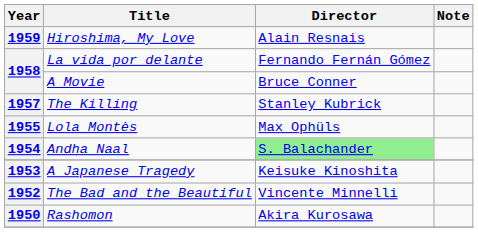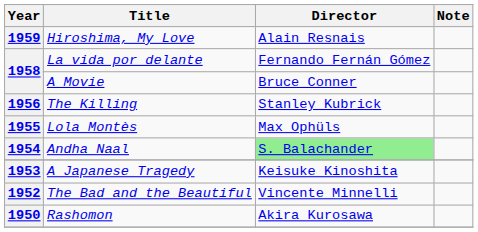(24, 105) 1957 -> (24, 105) 1956
